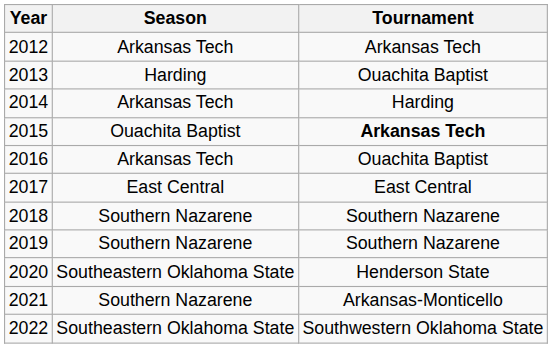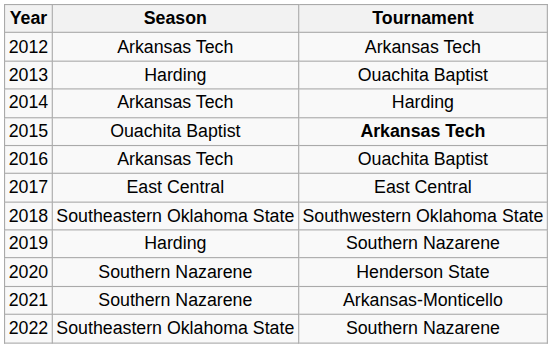(175, 215) Southern Nazarene -> (175, 215) Southeastern Oklahoma State
(423, 215) Southern Nazarene -> (423, 215) Southwestern Oklahoma State
(175, 243) Southern Nazarene -> (175, 243) Harding
(175, 272) Southeastern Oklahoma State -> (175, 272) Southern Nazarene
(423, 328) Southwestern Oklahoma State -> (423, 328) Southern Nazarene
